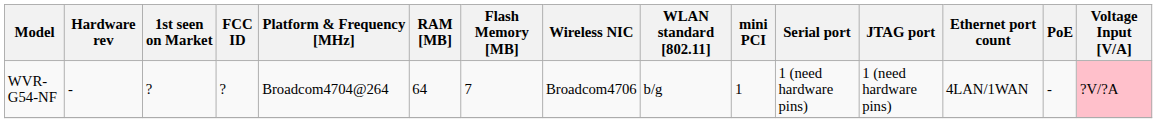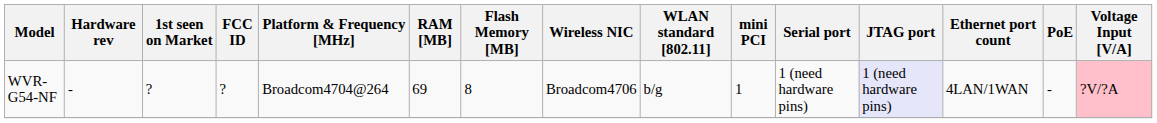(420, 89) 64 -> (420, 89) 69
(468, 89) 7 -> (468, 89) 8
(890, 89) no background -> (890, 89) lavender background
